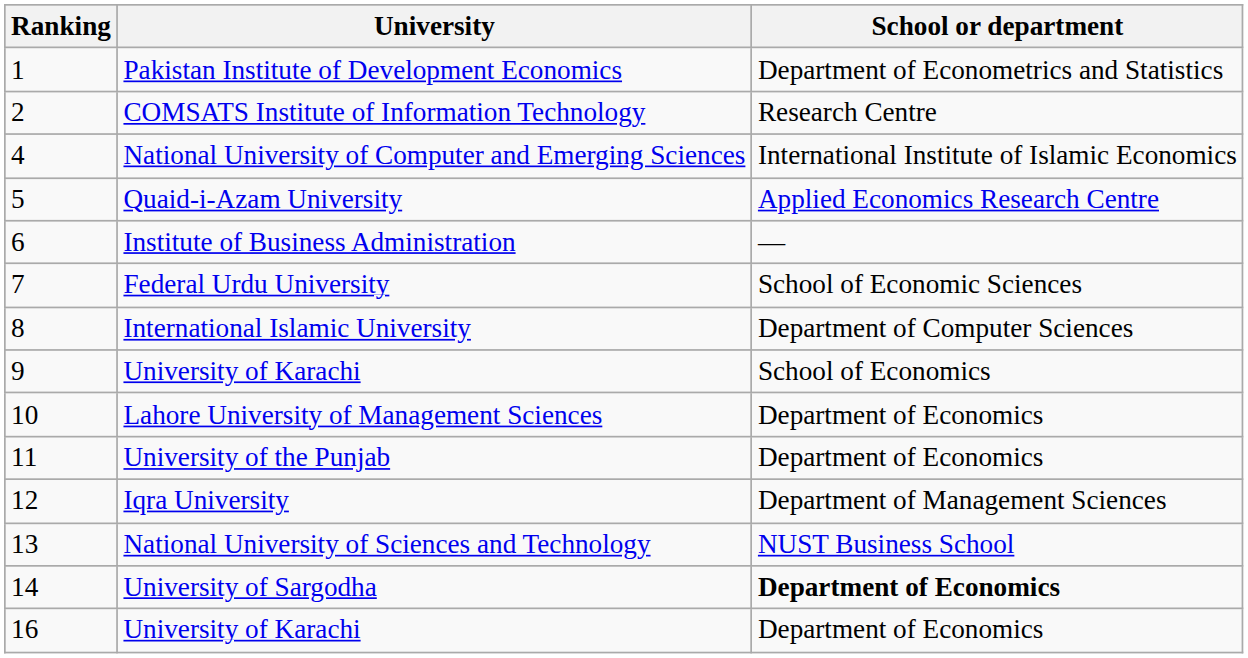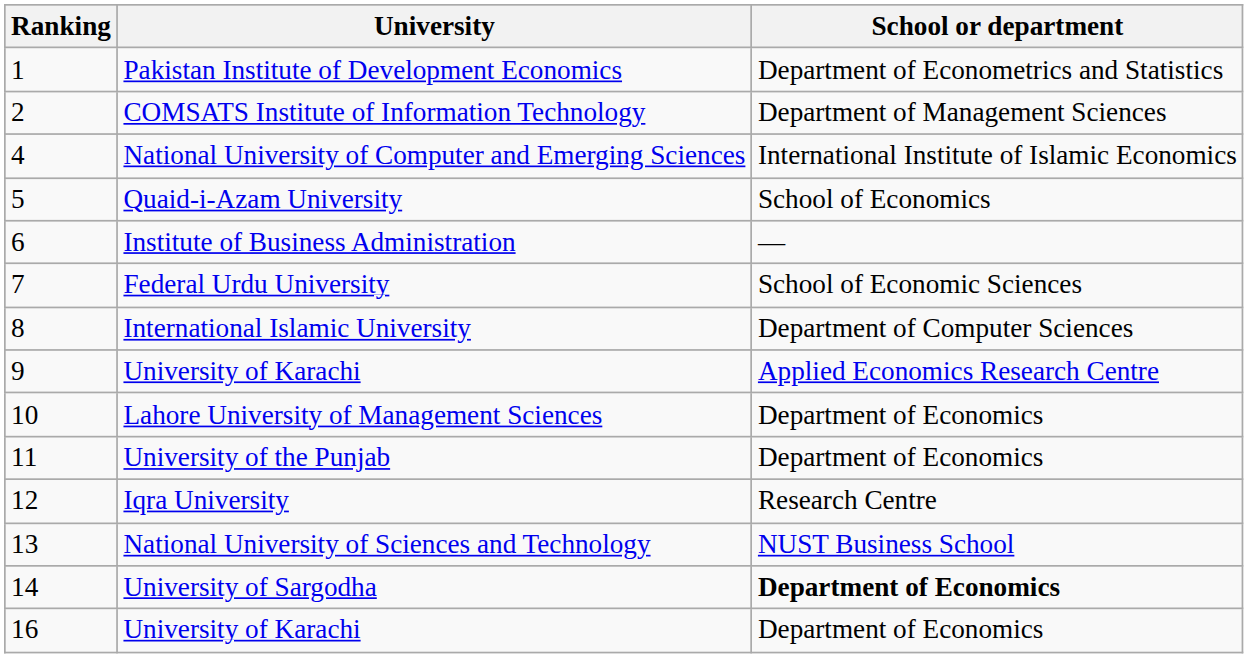(847, 112) Research Centre -> (962, 112) Department of Management Sciences
(958, 198) Applied Economics Research Centre -> (874, 198) School of Economics
(874, 371) School of Economics -> (958, 371) Applied Economics Research Centre
(962, 500) Department of Management Sciences -> (847, 500) Research Centre
